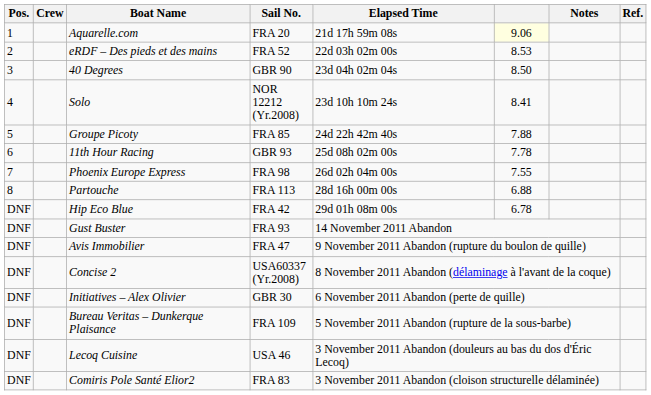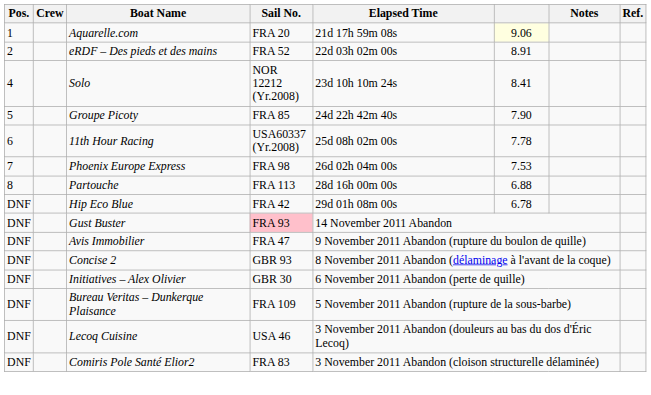(521, 51) 8.53 -> (521, 51) 8.91
- row: (96, 70)
(521, 134) 7.88 -> (521, 115) 7.90
(272, 153) GBR 93 -> (279, 141) USA60337 (Yr.2008)
(521, 171) 7.55 -> (521, 166) 7.53
(271, 228) no background -> (271, 222) pink background
(279, 272) USA60337 (Yr.2008) -> (272, 260) GBR 93
